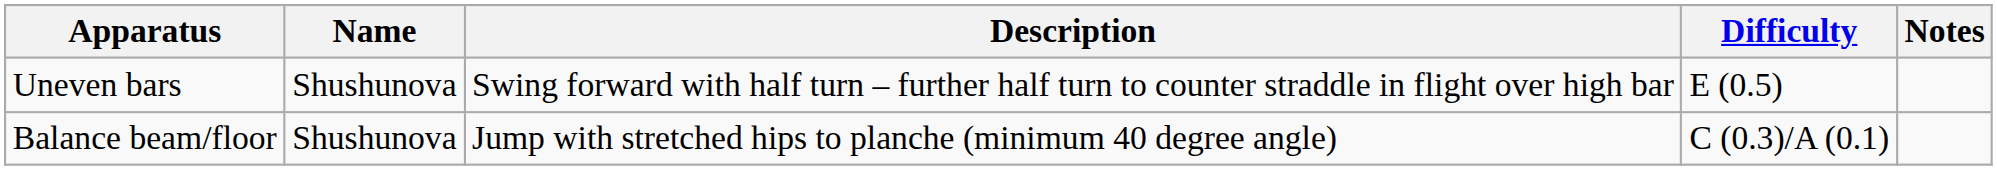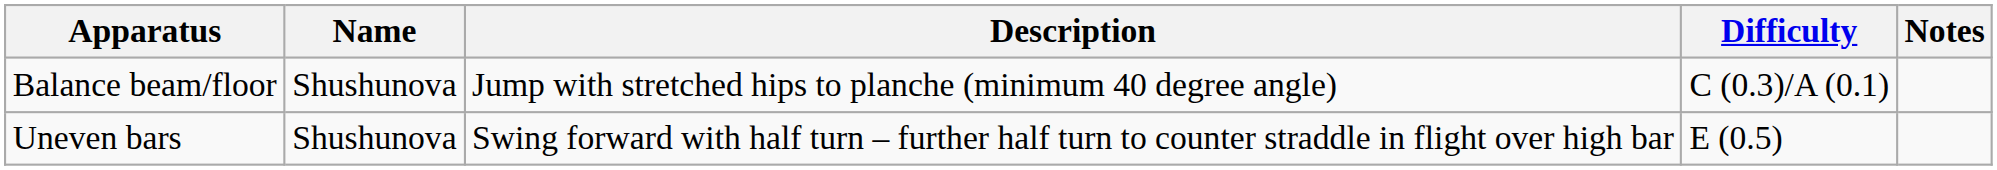rows swapped: (97, 84) <-> (145, 137)
